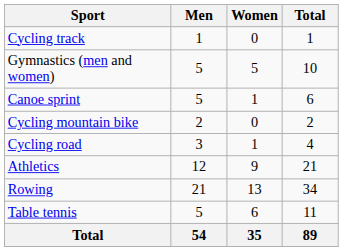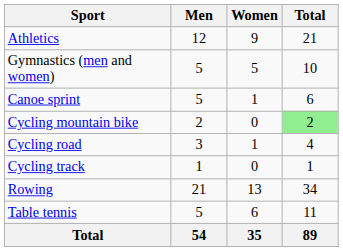rows swapped: (33, 167) <-> (46, 38)
(310, 122) no background -> (310, 122) lightgreen background
